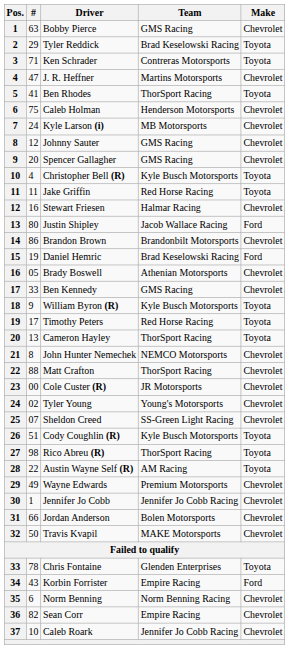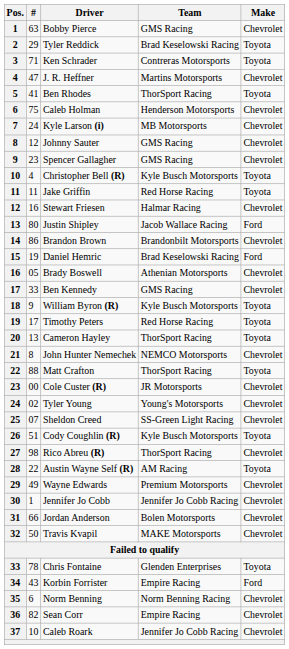(33, 159) 20 -> (33, 159) 23
(263, 371) Chevrolet -> (257, 371) Toyota
(257, 452) Toyota -> (263, 452) Chevrolet
